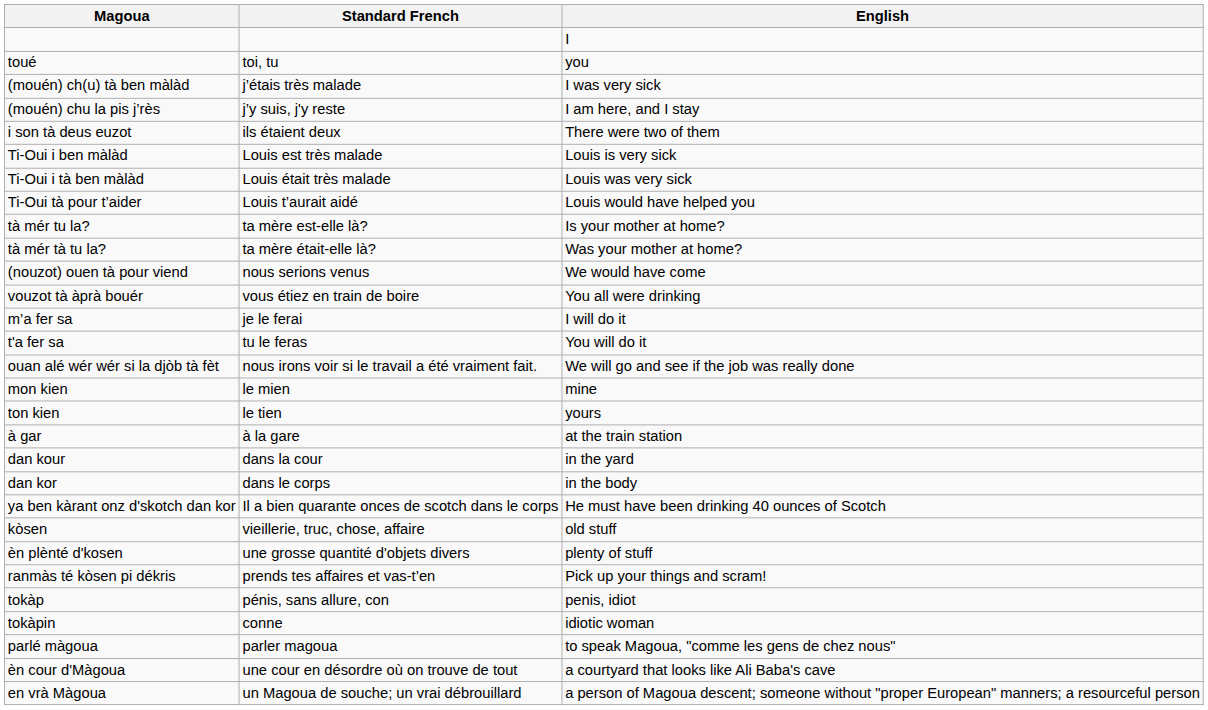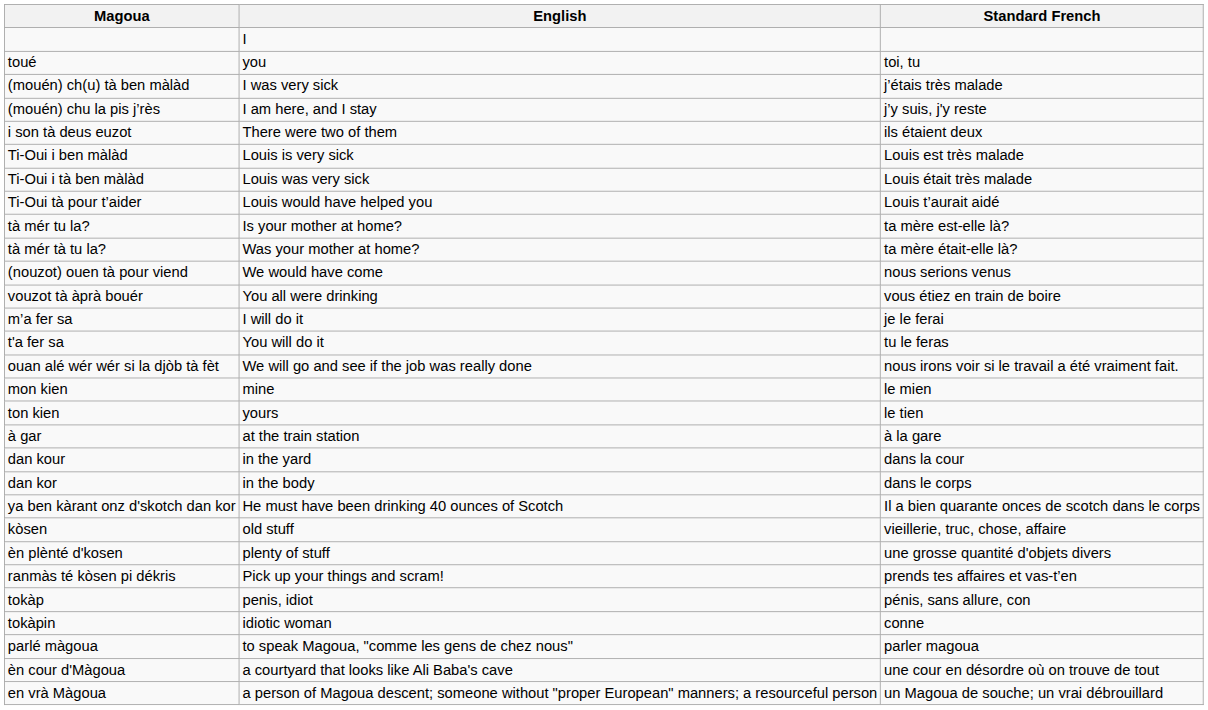columns swapped: (400, 16) <-> (883, 16)
